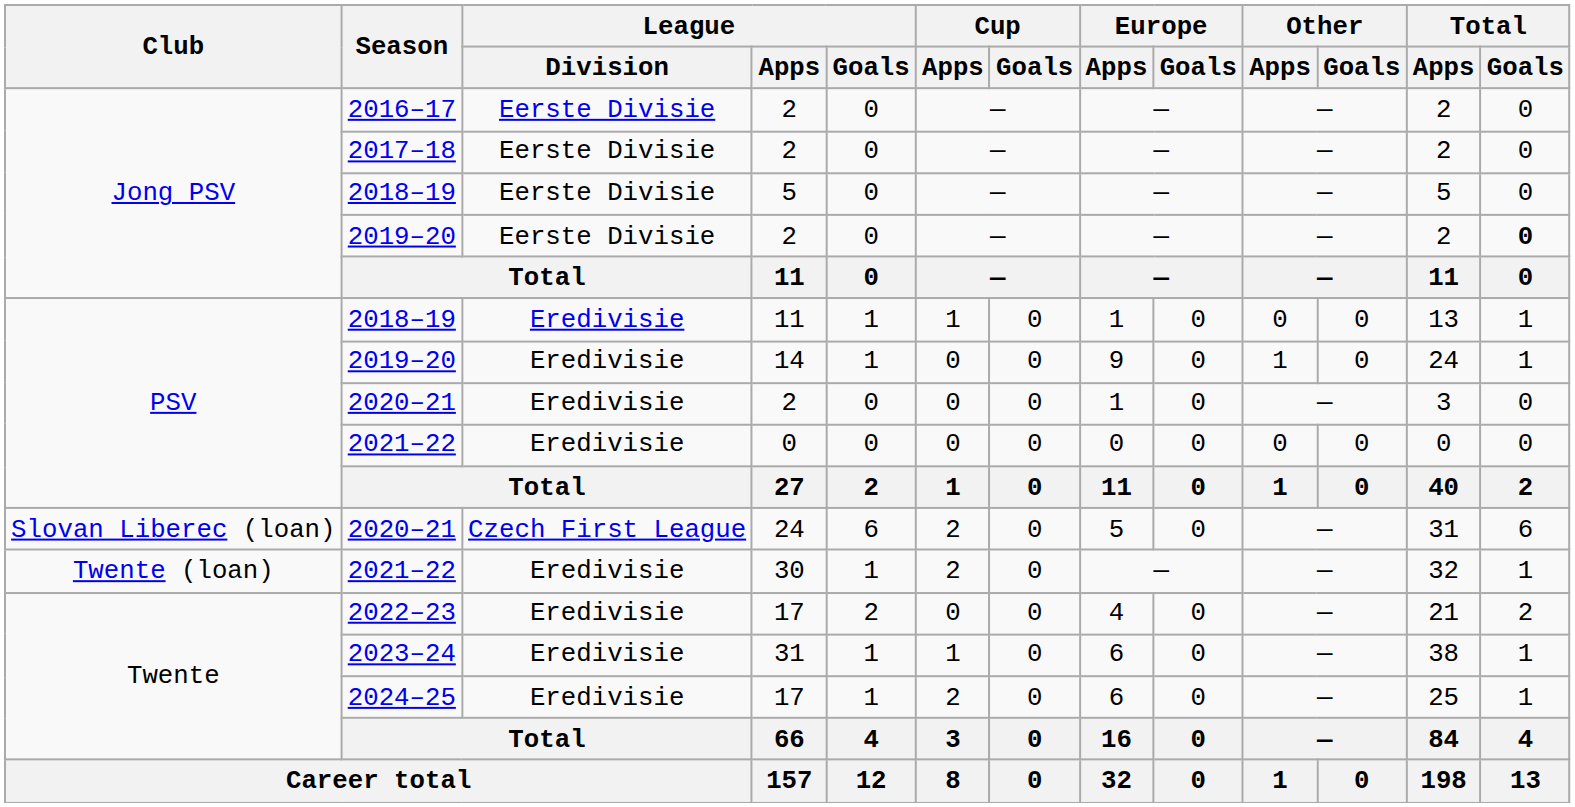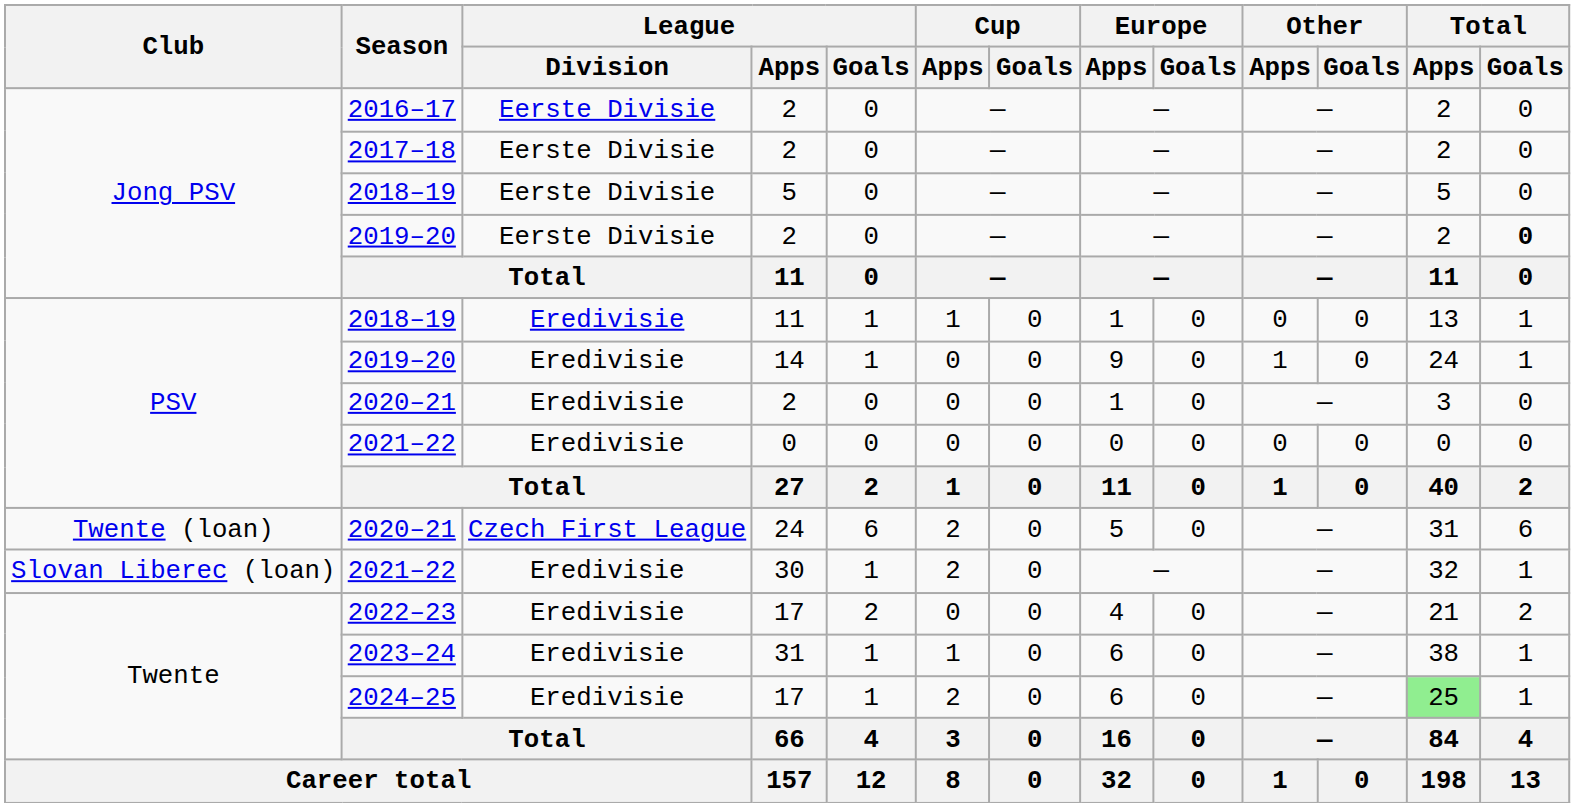(173, 529) Slovan Liberec (loan) -> (173, 529) Twente (loan)
(173, 571) Twente (loan) -> (173, 571) Slovan Liberec (loan)
(1444, 697) no background -> (1444, 697) lightgreen background
